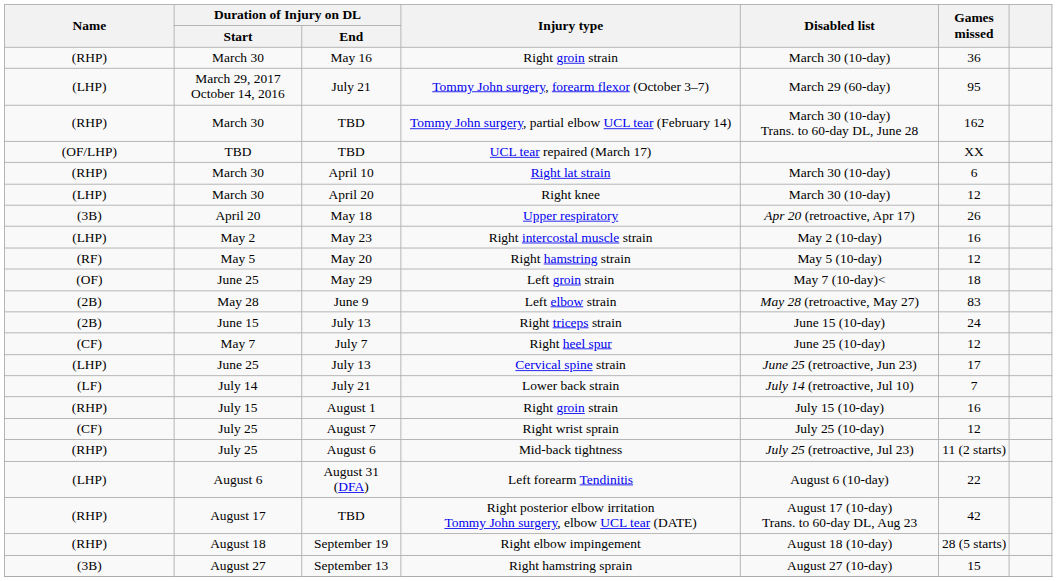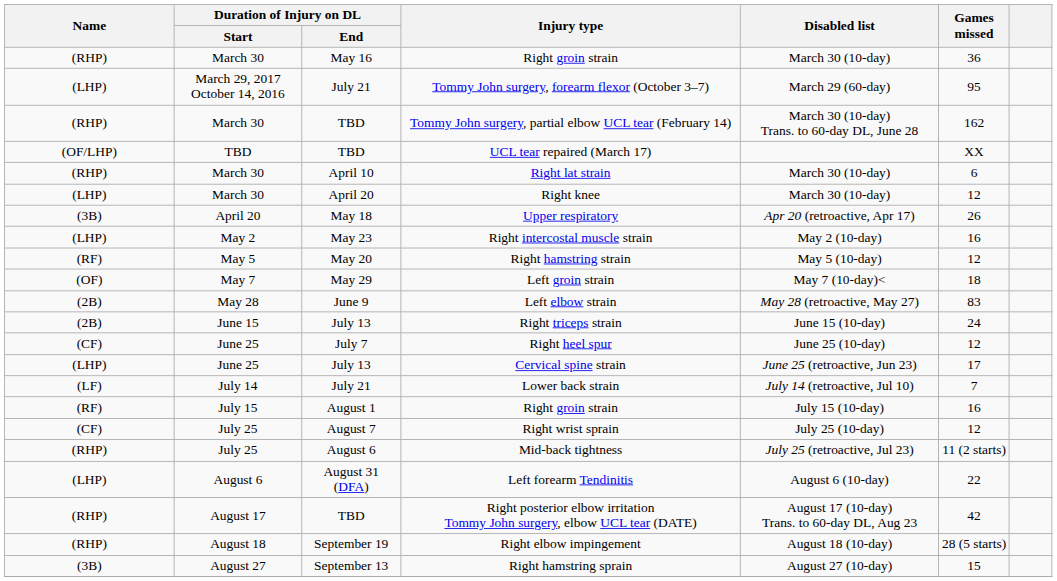(238, 279) June 25 -> (238, 279) May 7
(238, 343) May 7 -> (238, 343) June 25
(89, 407) (RHP) -> (89, 407) (RF)
